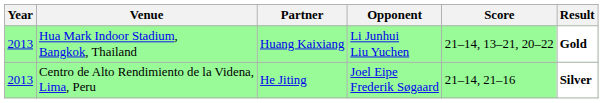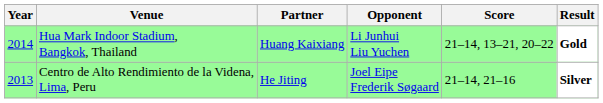(20, 44) 2013 -> (20, 44) 2014
